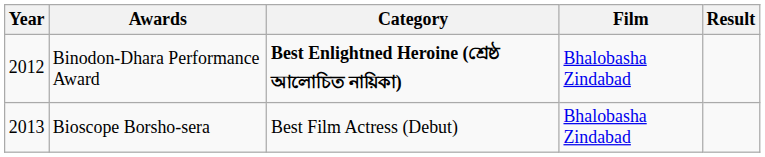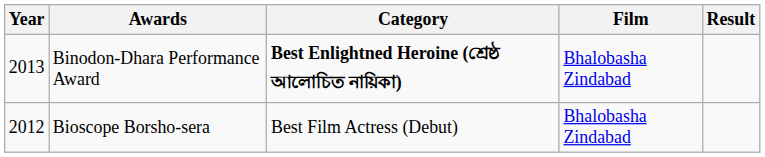(27, 68) 2012 -> (27, 68) 2013
(27, 127) 2013 -> (27, 127) 2012
